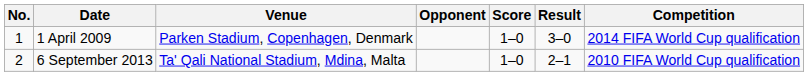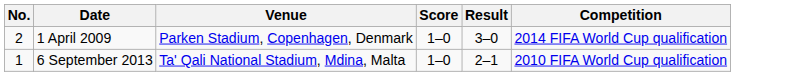- column: (453, 15)
(19, 37) 1 -> (19, 37) 2
(19, 60) 2 -> (19, 60) 1
